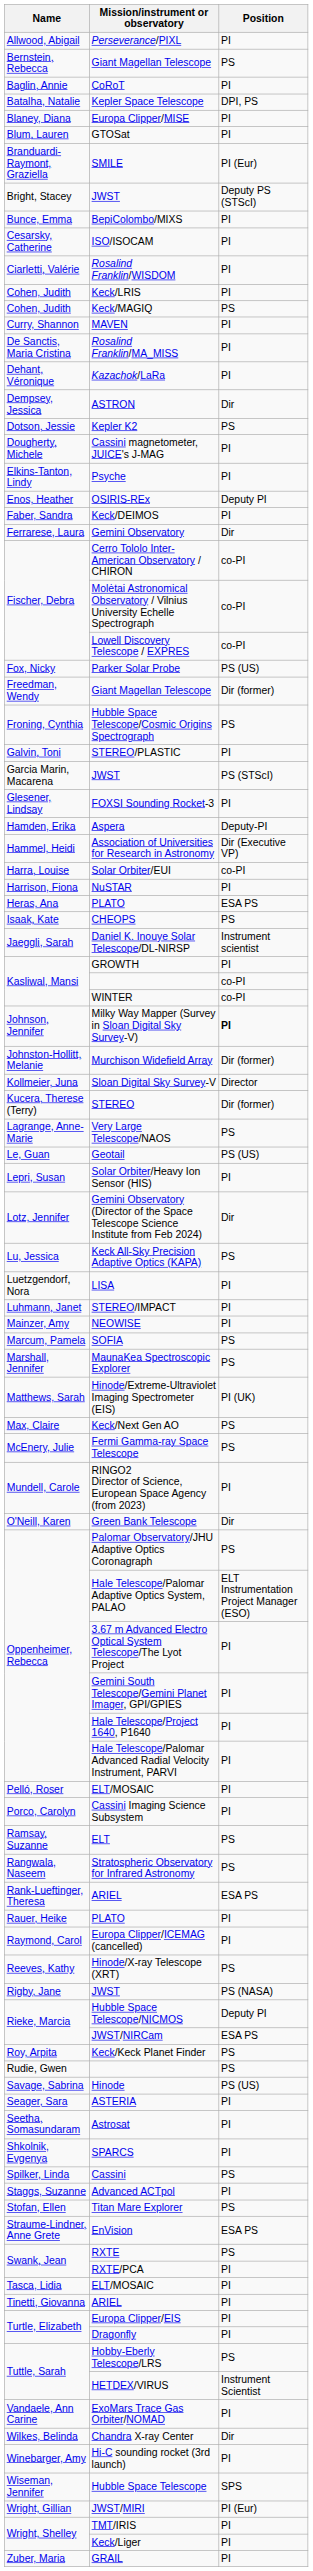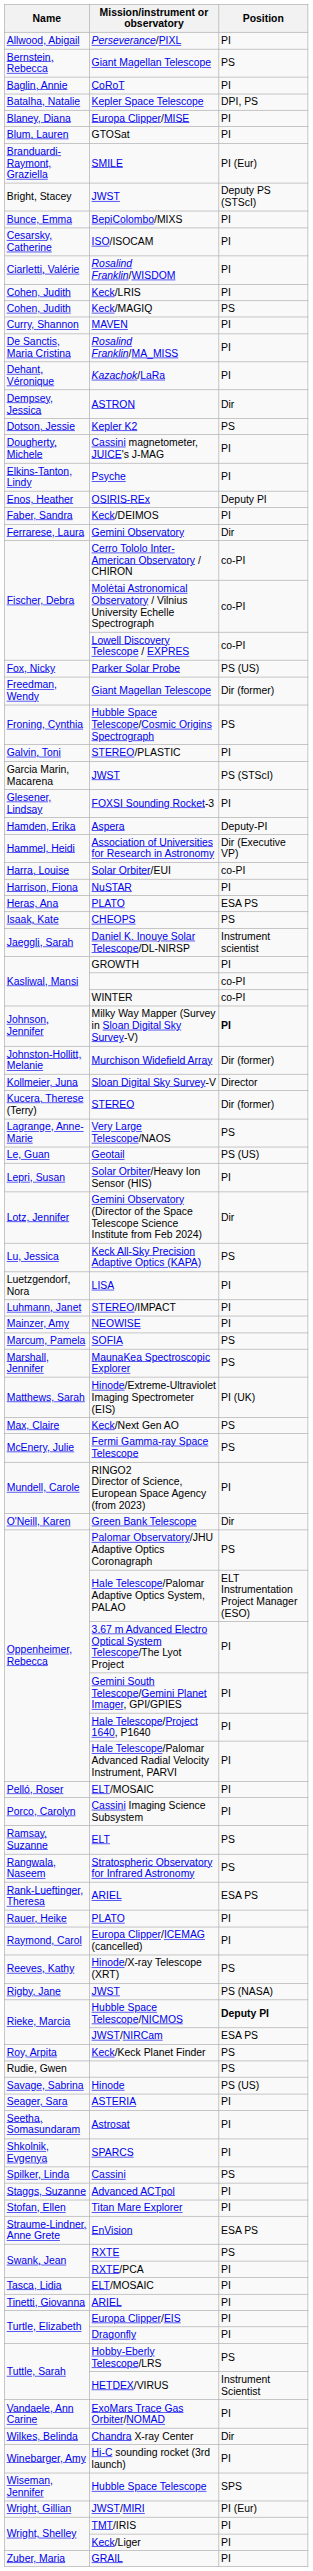(244, 2014) normal -> (245, 2014) bold
(228, 2208) PS -> (226, 2208) PI
